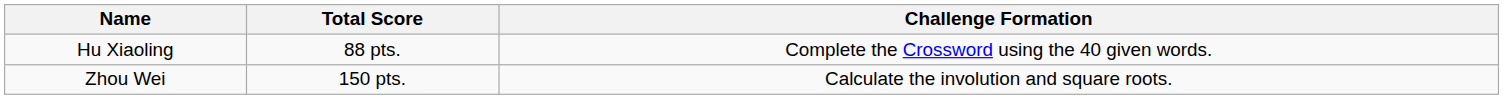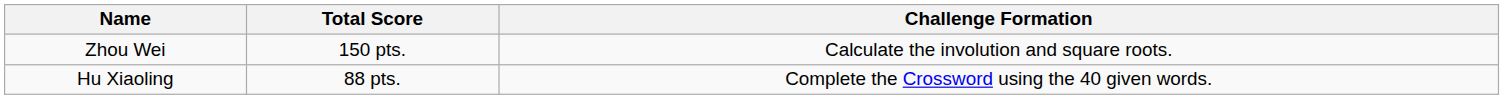rows swapped: (125, 49) <-> (125, 79)
